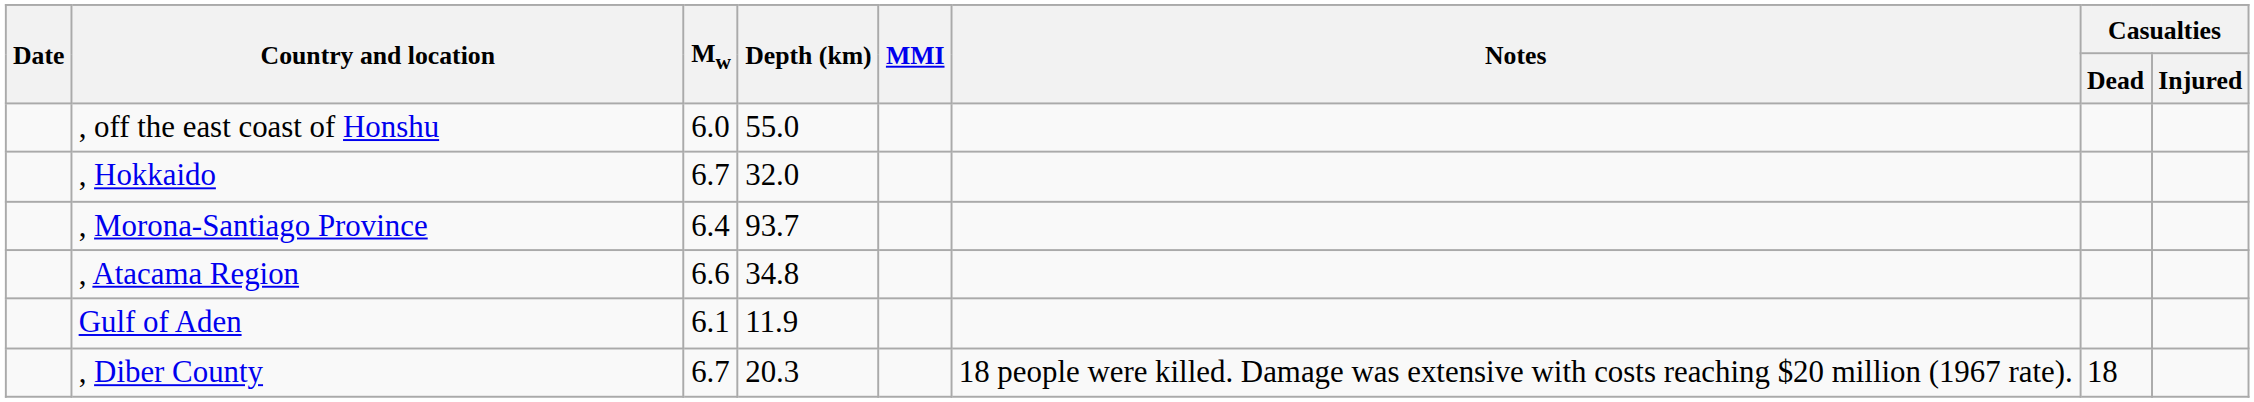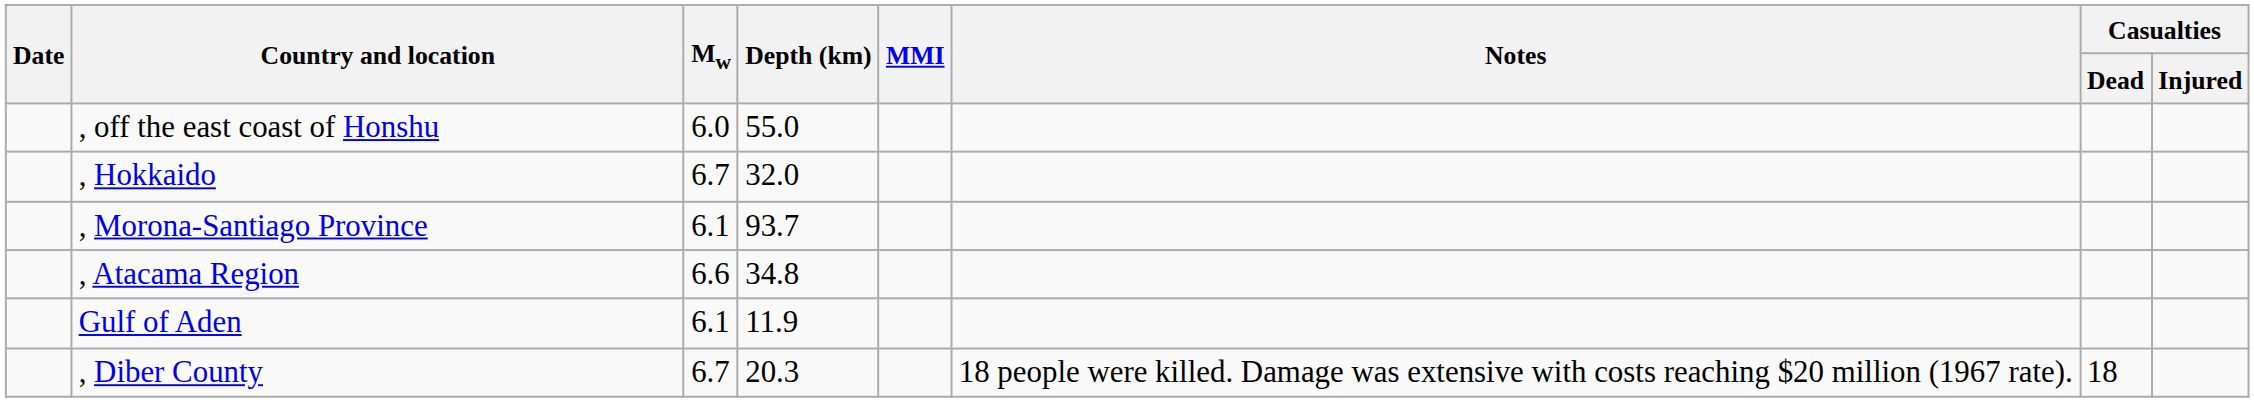(710, 224) 6.4 -> (710, 224) 6.1
